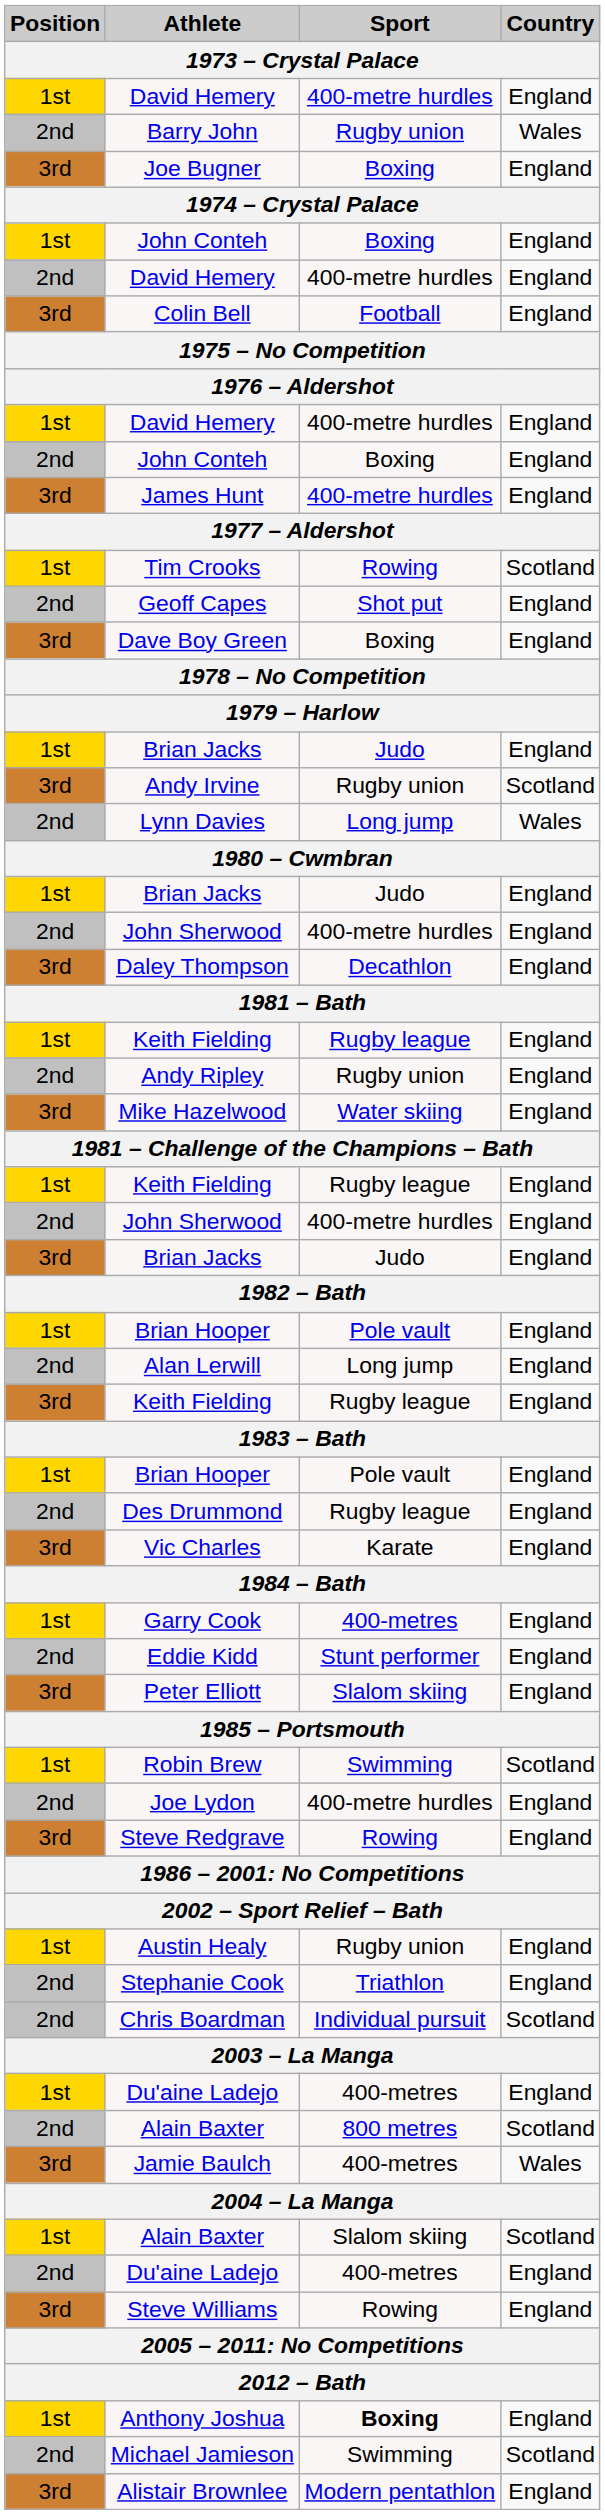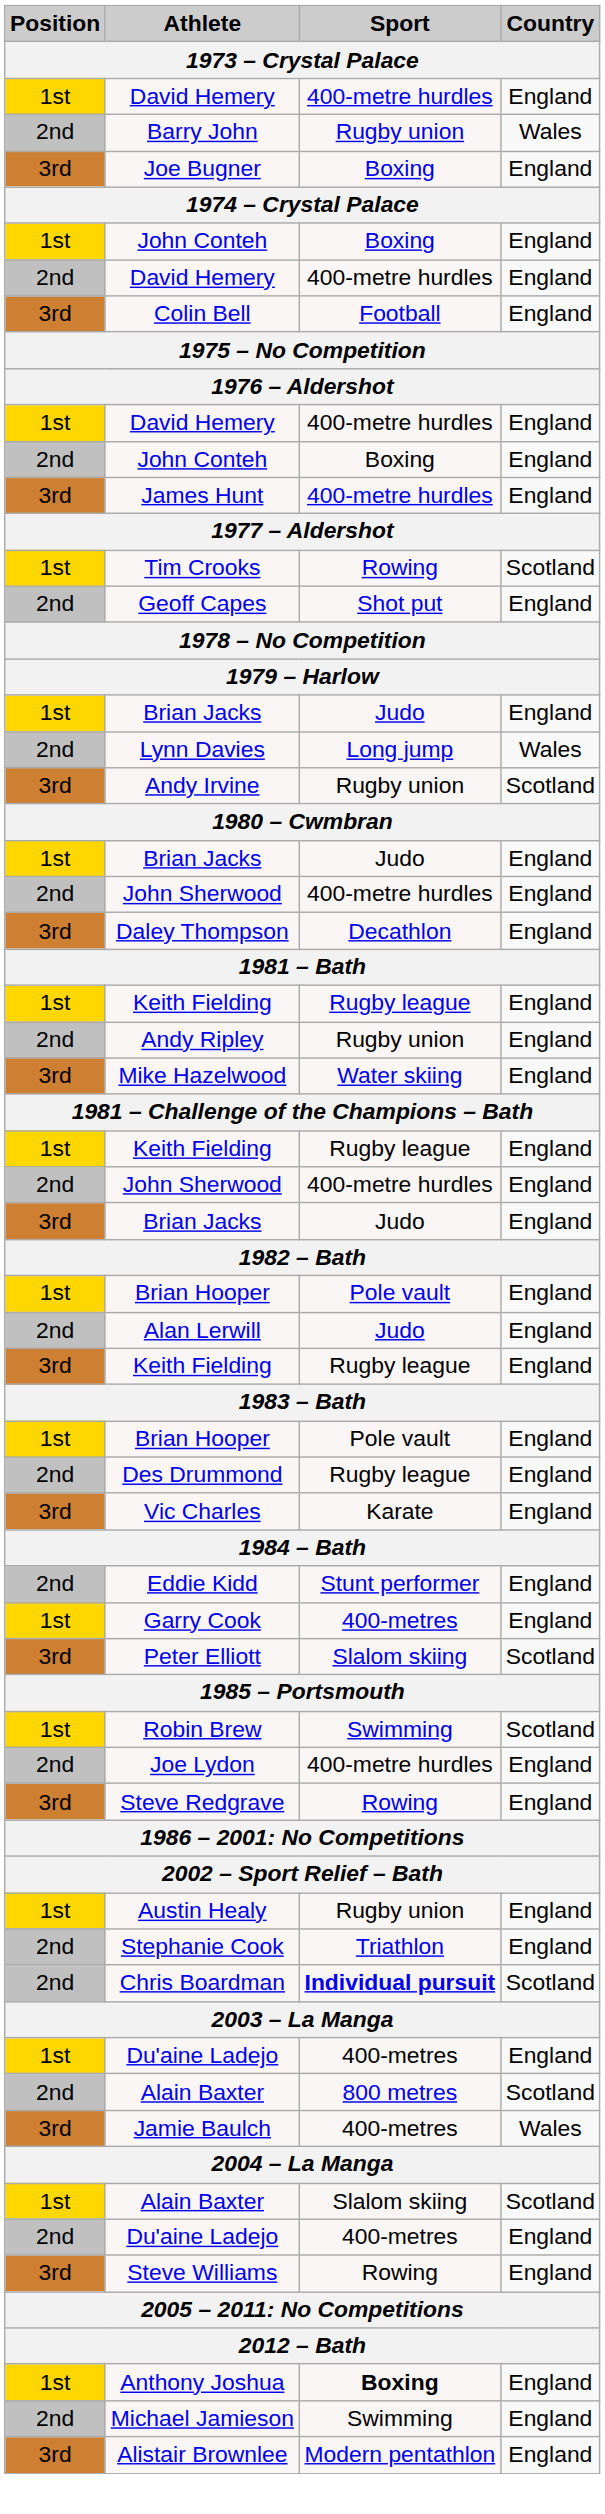- row: (55, 640)
rows swapped: (55, 821) <-> (55, 785)
(400, 1366) Long jump -> (400, 1329) Judo
rows swapped: (55, 1620) <-> (55, 1656)
(550, 1692) England -> (550, 1656) Scotland
(400, 2019) normal -> (400, 1982) bold
(550, 2454) Scotland -> (550, 2418) England
